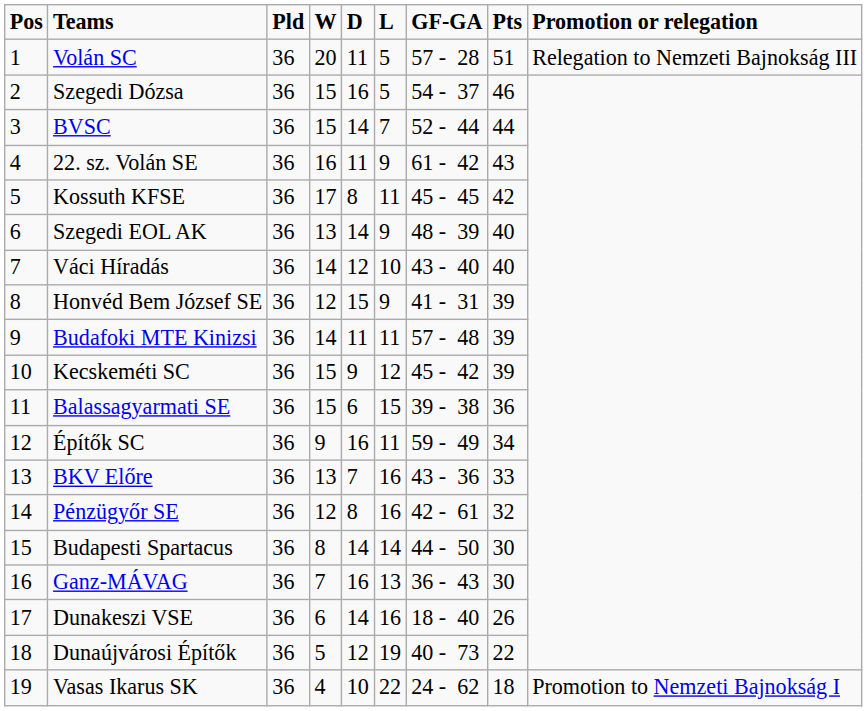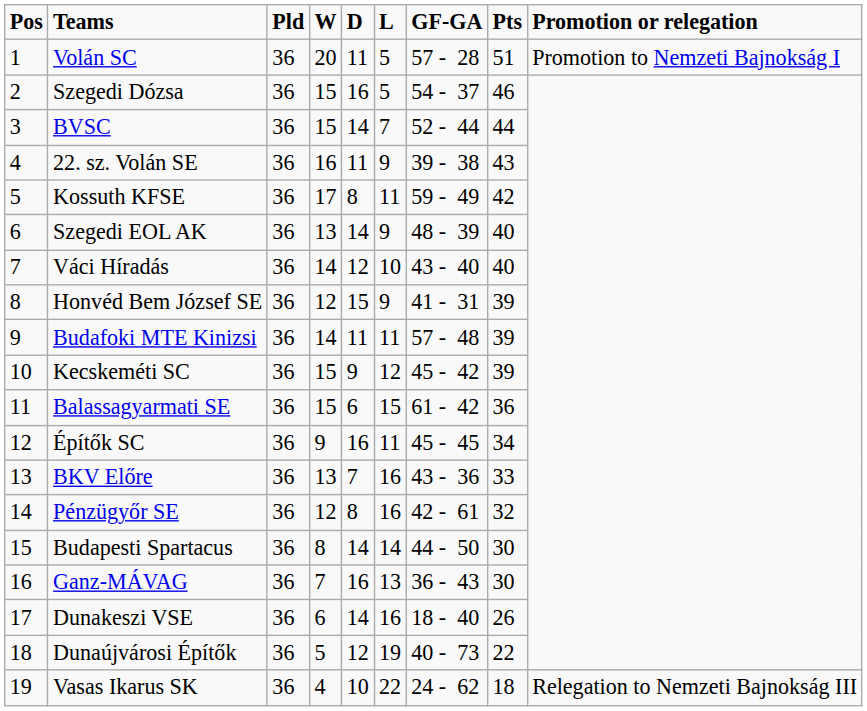(695, 57) Relegation to Nemzeti Bajnokság III -> (686, 57) Promotion to Nemzeti Bajnokság I
(445, 162) 61 - 42 -> (445, 162) 39 - 38
(445, 197) 45 - 45 -> (445, 197) 59 - 49
(445, 407) 39 - 38 -> (445, 407) 61 - 42
(445, 442) 59 - 49 -> (445, 442) 45 - 45
(686, 687) Promotion to Nemzeti Bajnokság I -> (695, 687) Relegation to Nemzeti Bajnokság III
